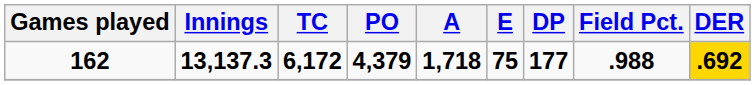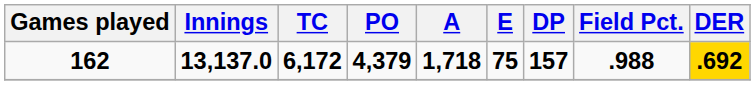(226, 60) 13,137.3 -> (226, 60) 13,137.0
(549, 60) 177 -> (549, 60) 157
